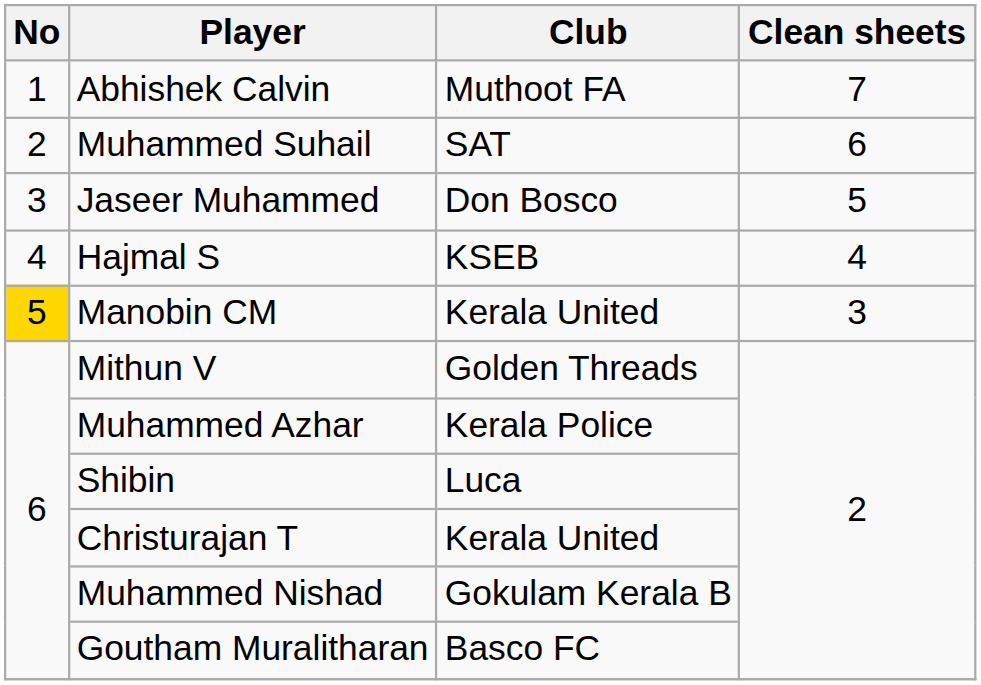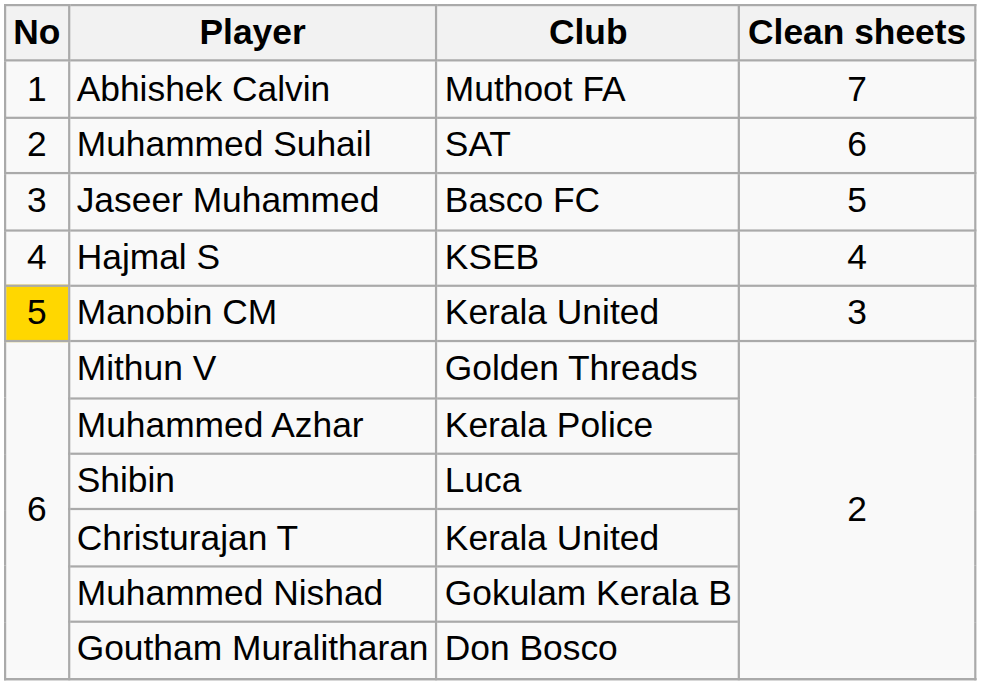(531, 200) Don Bosco -> (522, 200) Basco FC
(522, 649) Basco FC -> (531, 649) Don Bosco
